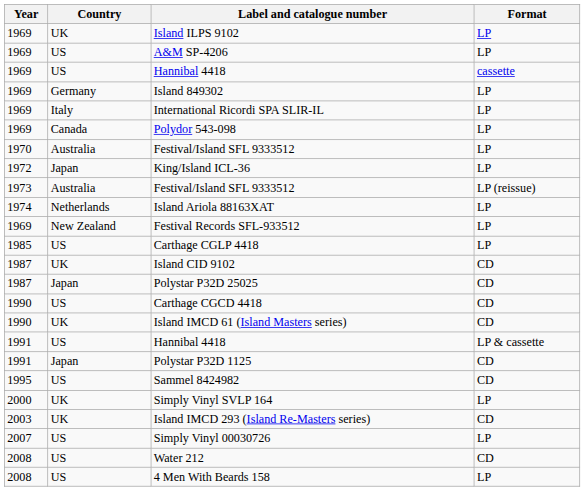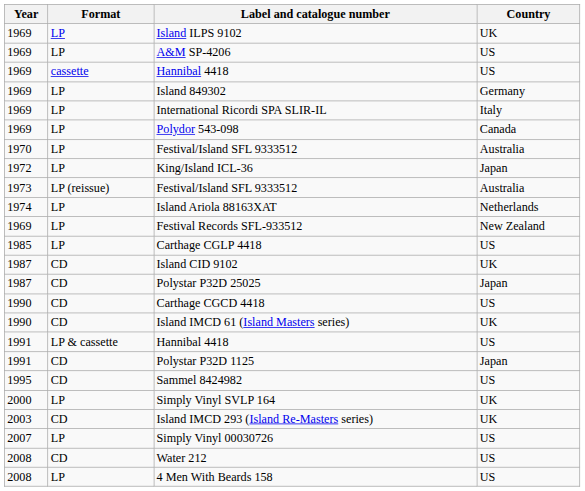columns swapped: (99, 14) <-> (527, 14)
